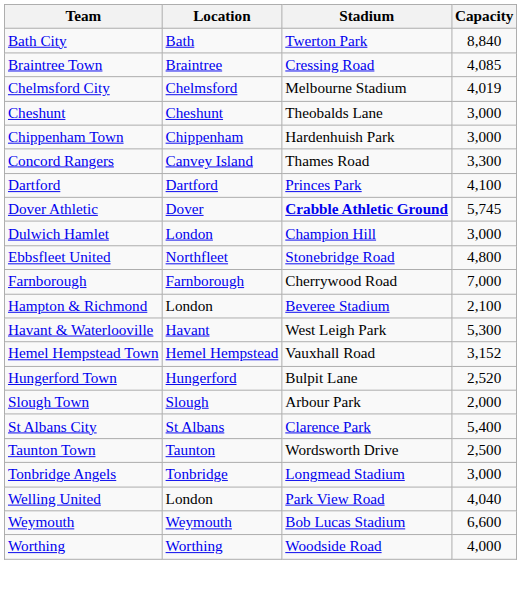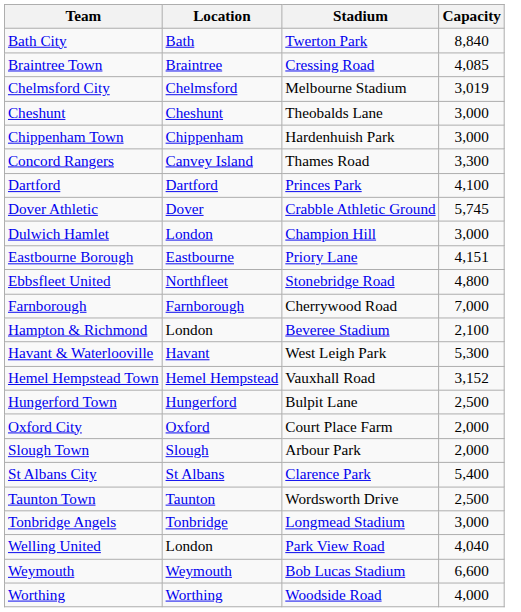(484, 88) 4,019 -> (472, 88) 3,019
(367, 209) bold -> (360, 209) normal
+ row: (71, 257)
(484, 378) 2,520 -> (472, 402) 2,500
+ row: (45, 426)
